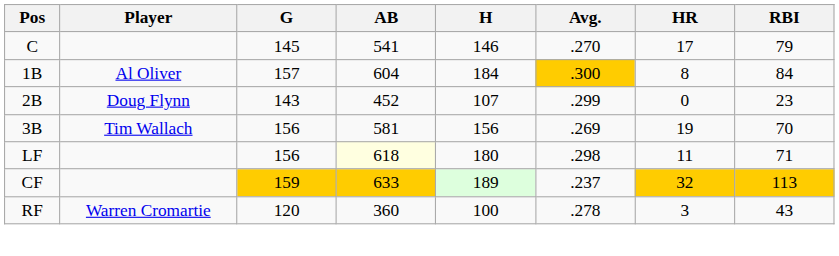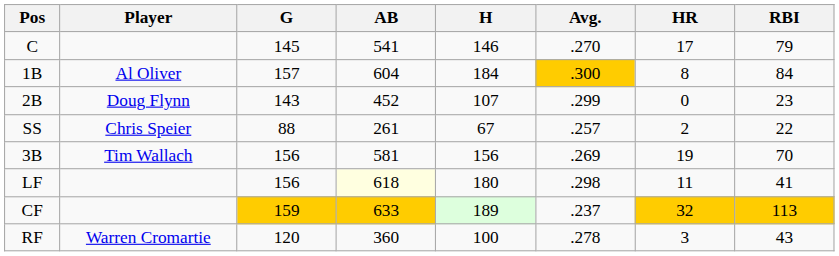+ row: (32, 127)
(784, 155) 71 -> (784, 182) 41
